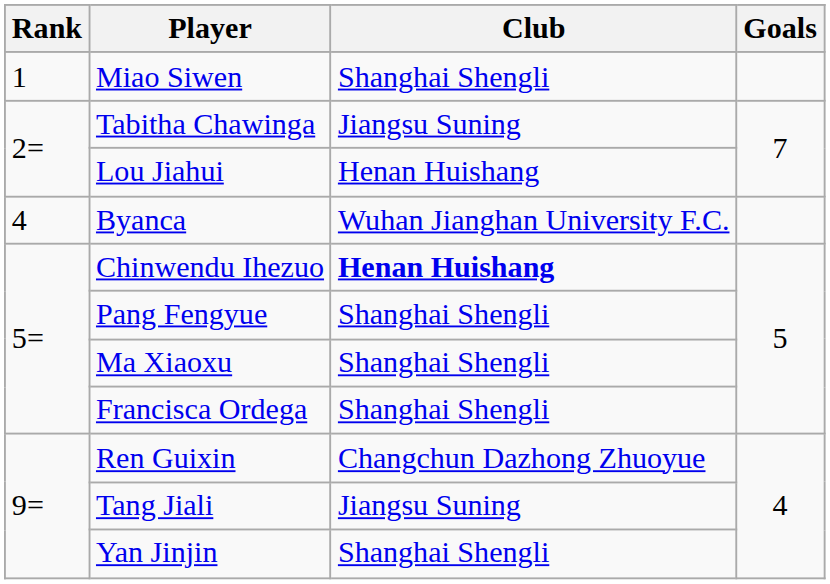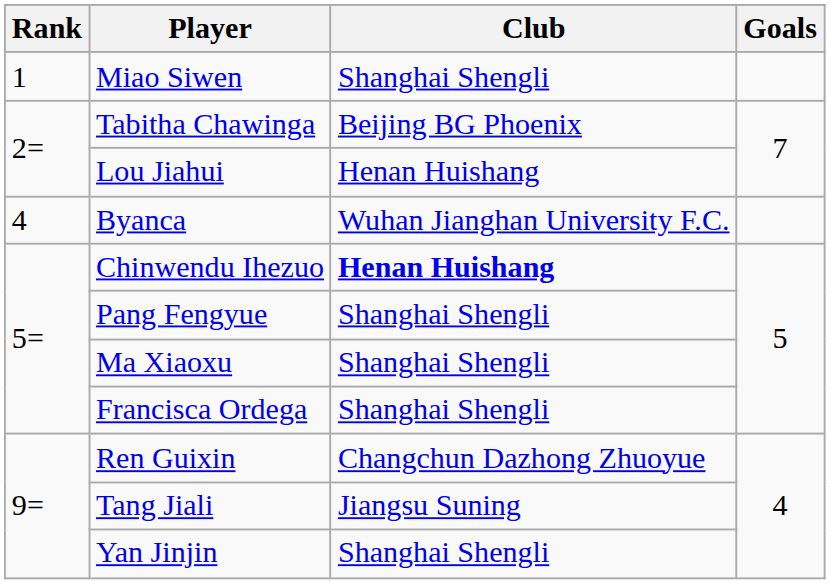(429, 123) Jiangsu Suning -> (460, 123) Beijing BG Phoenix
